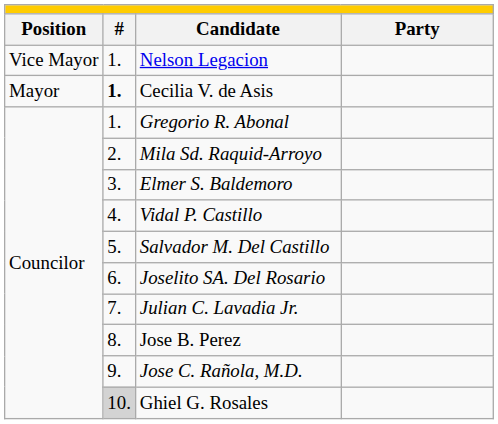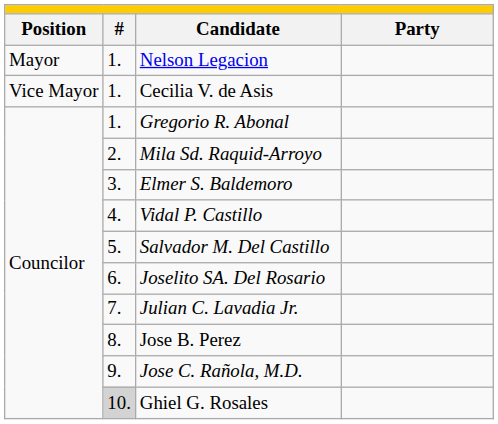(54, 60) Vice Mayor -> (34, 60) Mayor
(34, 91) Mayor -> (54, 91) Vice Mayor
(114, 91) bold -> (114, 91) normal
